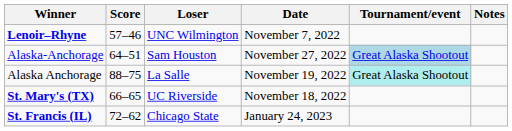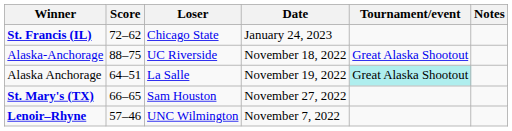rows swapped: (47, 34) <-> (49, 116)
(125, 55) 64–51 -> (125, 55) 88–75
(182, 55) Sam Houston -> (182, 55) UC Riverside
(295, 55) November 27, 2022 -> (295, 55) November 18, 2022
(410, 55) lightblue background -> (410, 55) no background
(125, 75) 88–75 -> (125, 75) 64–51
(182, 95) UC Riverside -> (182, 95) Sam Houston
(295, 95) November 18, 2022 -> (295, 95) November 27, 2022
